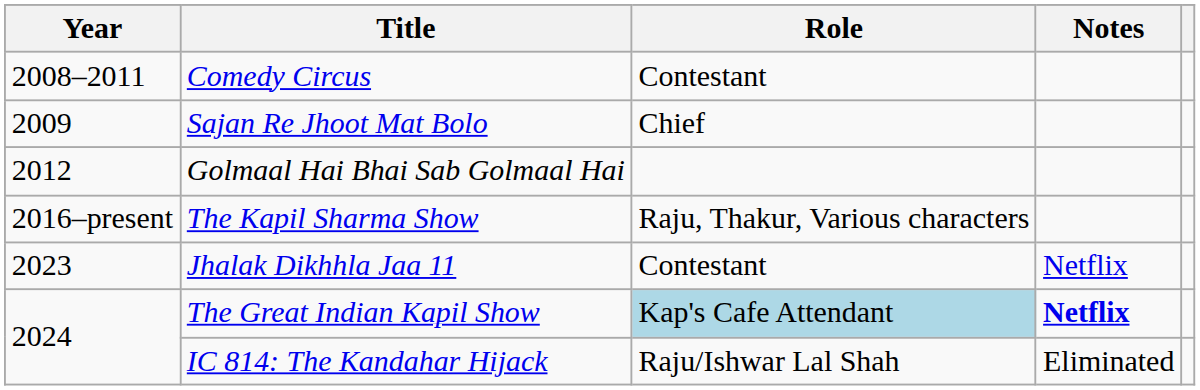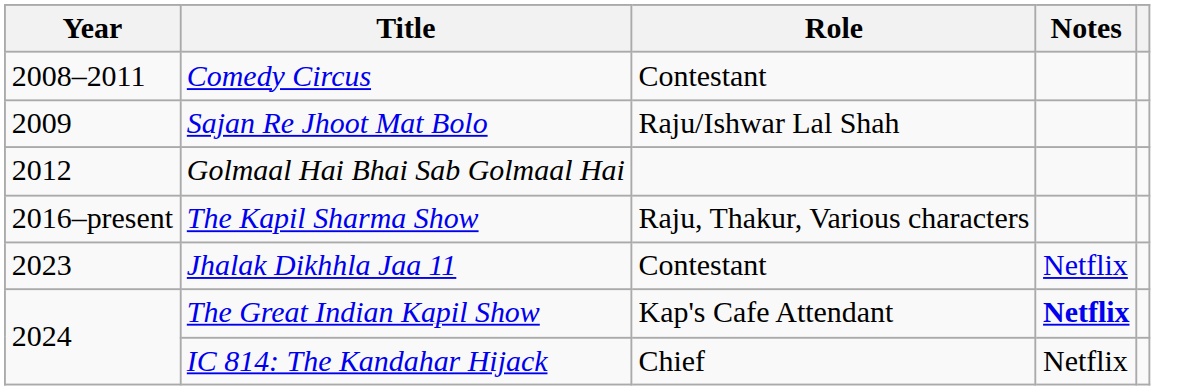(672, 123) Chief -> (769, 123) Raju/Ishwar Lal Shah
(766, 312) lightblue background -> (766, 312) no background
(769, 360) Raju/Ishwar Lal Shah -> (672, 360) Chief
(1109, 360) Eliminated -> (1085, 360) Netflix
